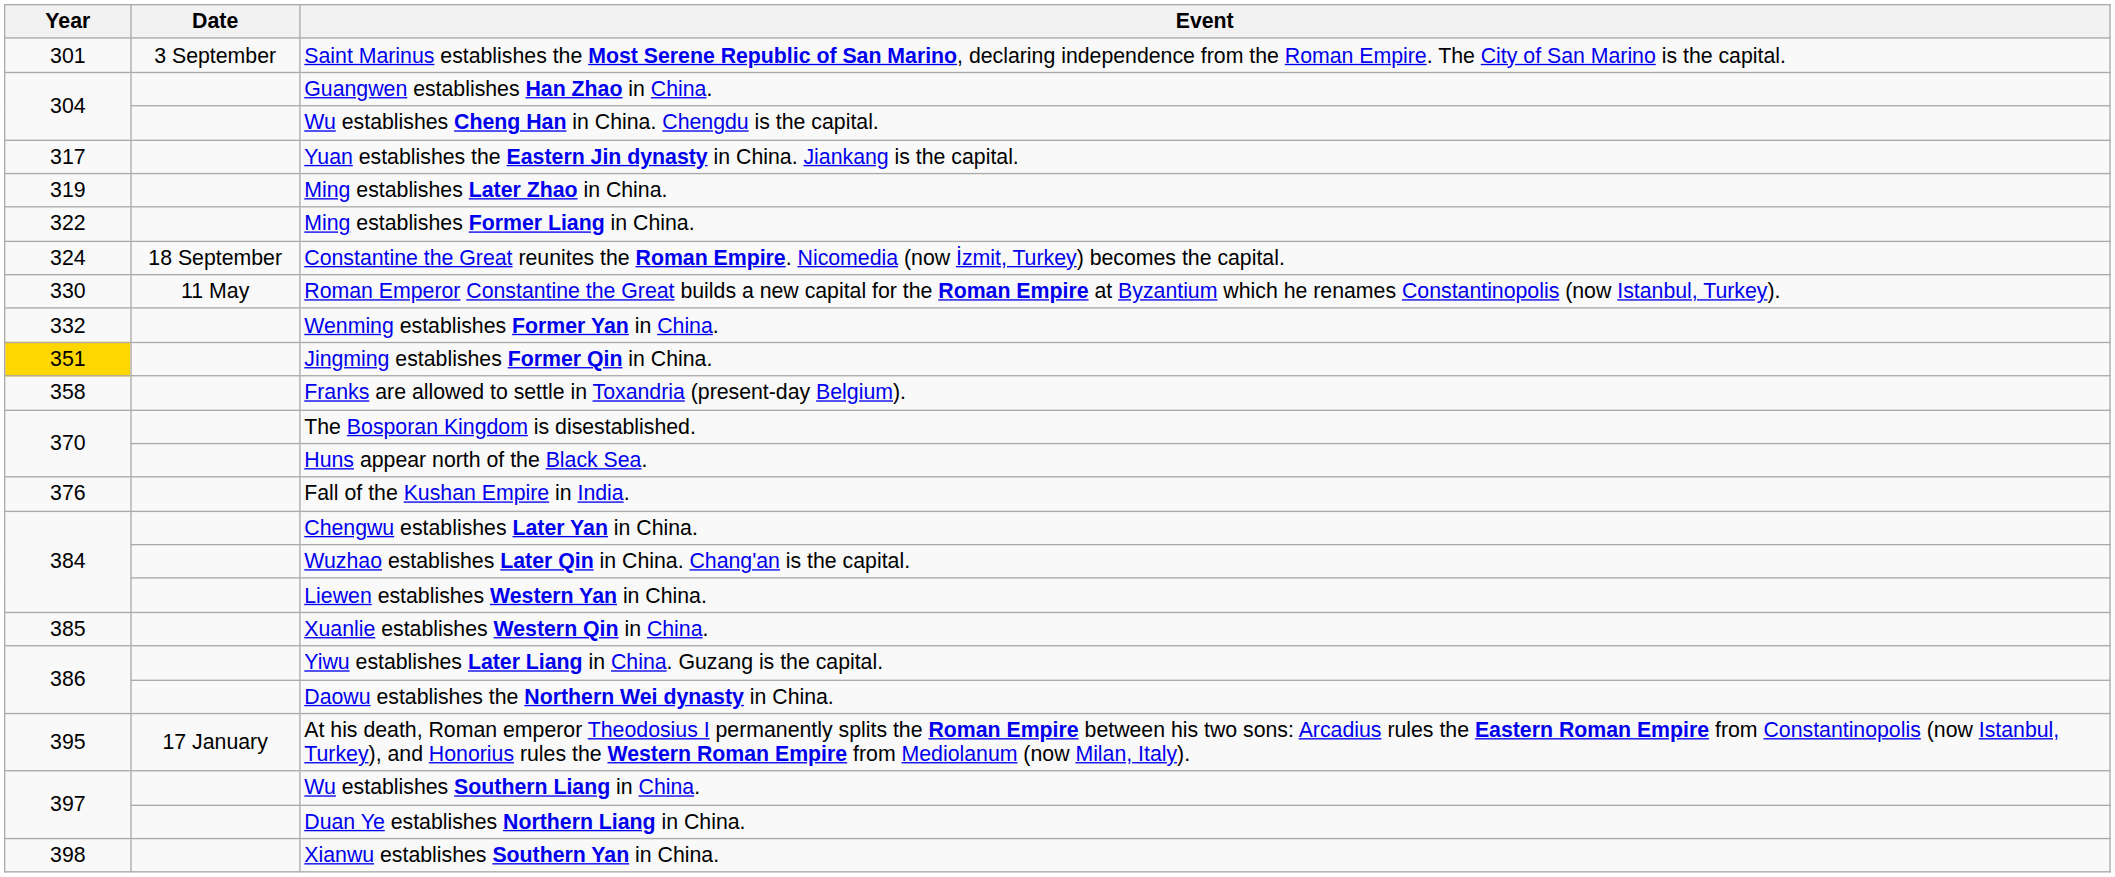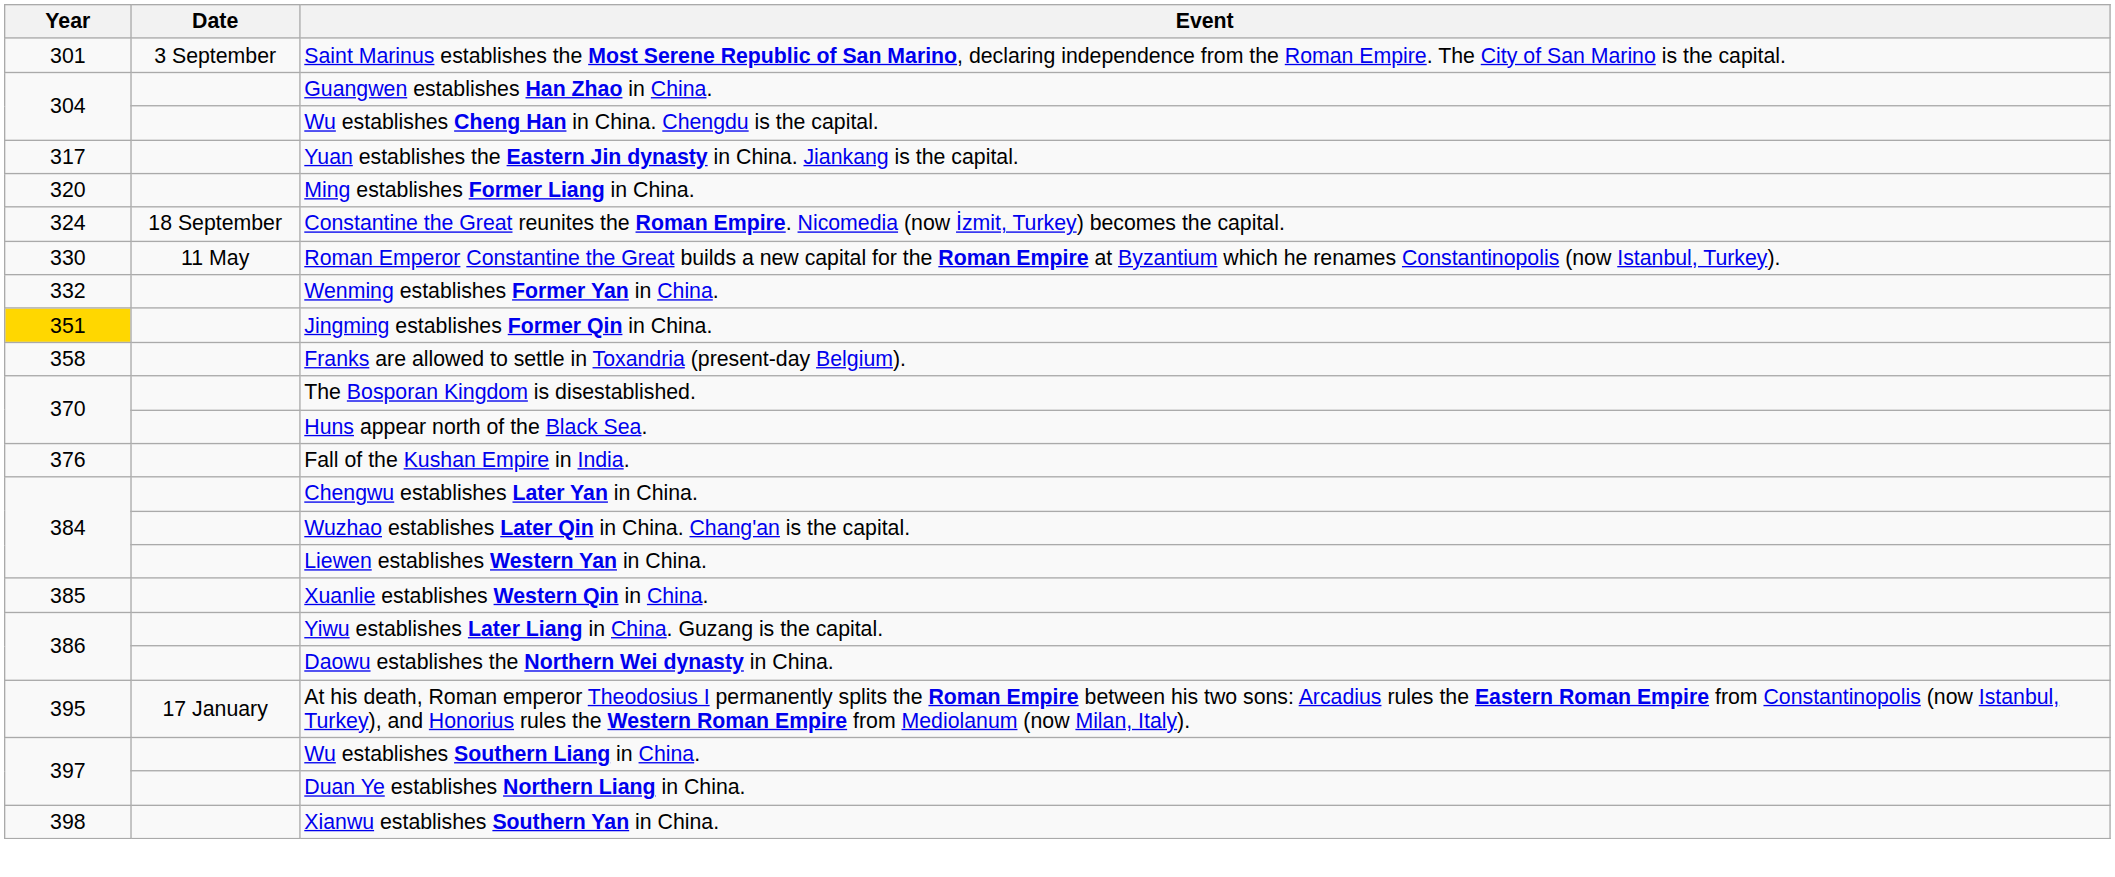- row: (486, 190)
(68, 223) 322 -> (68, 190) 320
